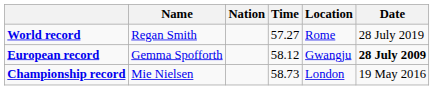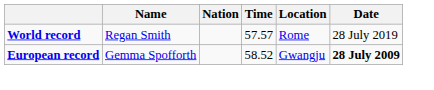(285, 34) 57.27 -> (259, 34) 57.57
(285, 54) 58.12 -> (259, 54) 58.52
- row: (66, 74)
